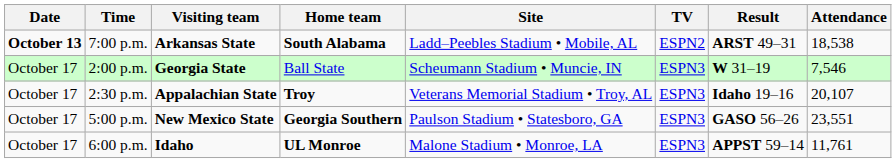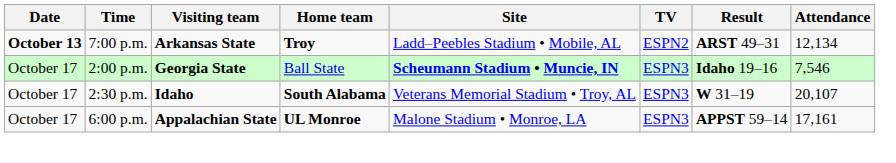(335, 43) South Alabama -> (299, 43) Troy
(832, 43) 18,538 -> (816, 43) 12,134
(516, 68) normal -> (506, 68) bold
(741, 68) W 31–19 -> (737, 68) Idaho 19–16
(216, 94) Appalachian State -> (174, 94) Idaho
(299, 94) Troy -> (335, 94) South Alabama
(753, 94) Idaho 19–16 -> (725, 94) W 31–19
- row: (118, 119)
(174, 145) Idaho -> (216, 119) Appalachian State
(832, 145) 11,761 -> (816, 119) 17,161
